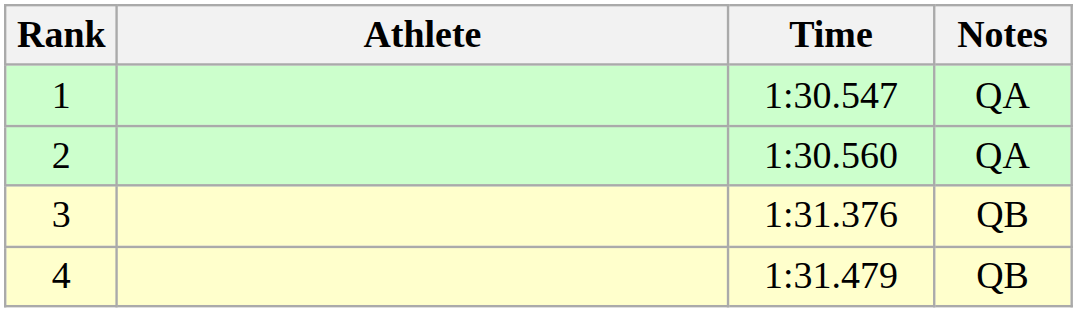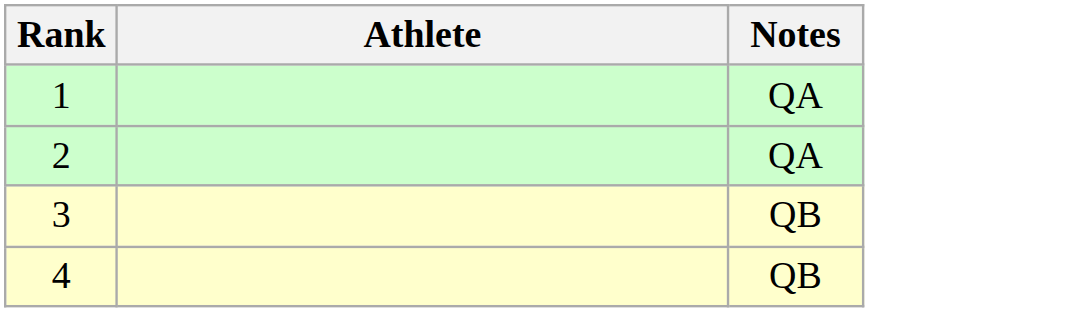- column: (831, 34)
